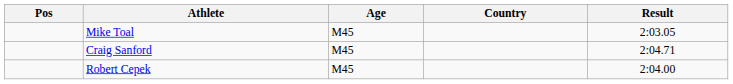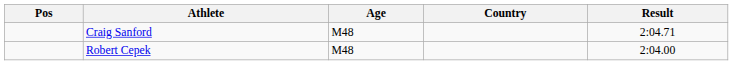- row: (110, 32)
(343, 50) M45 -> (343, 32) M48
(343, 69) M45 -> (343, 50) M48
